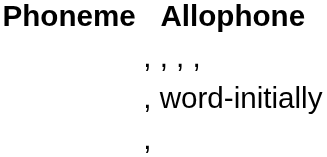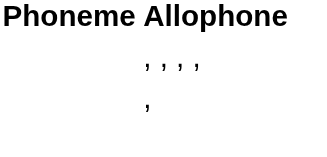- row: (233, 98)
